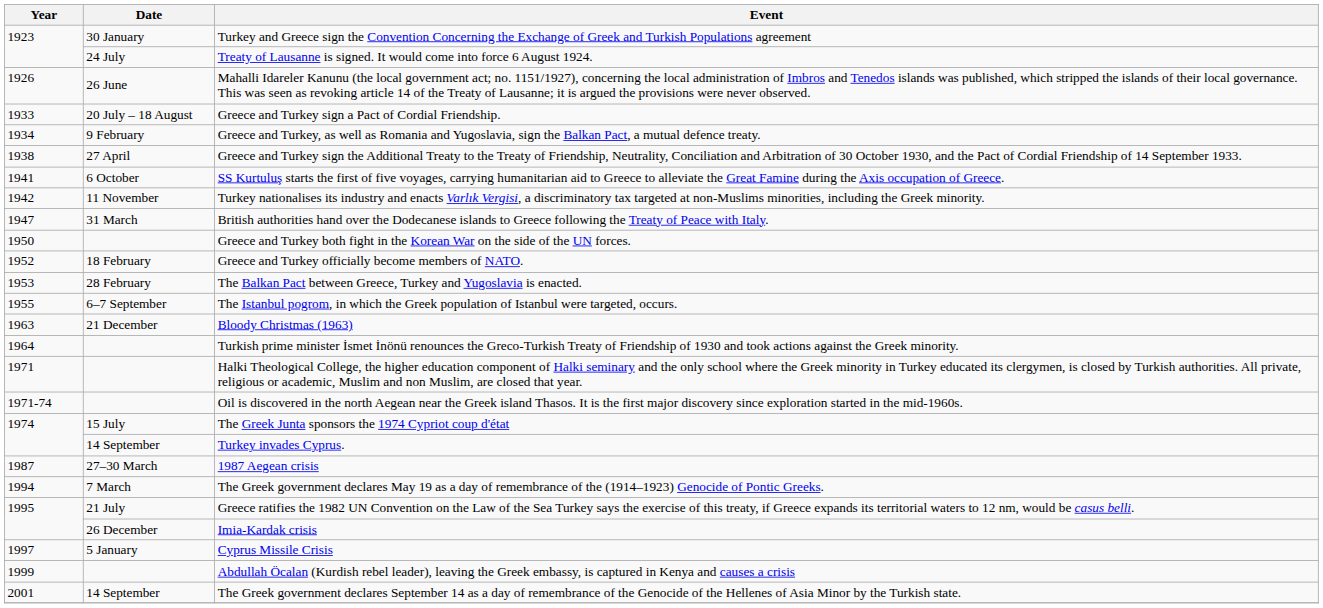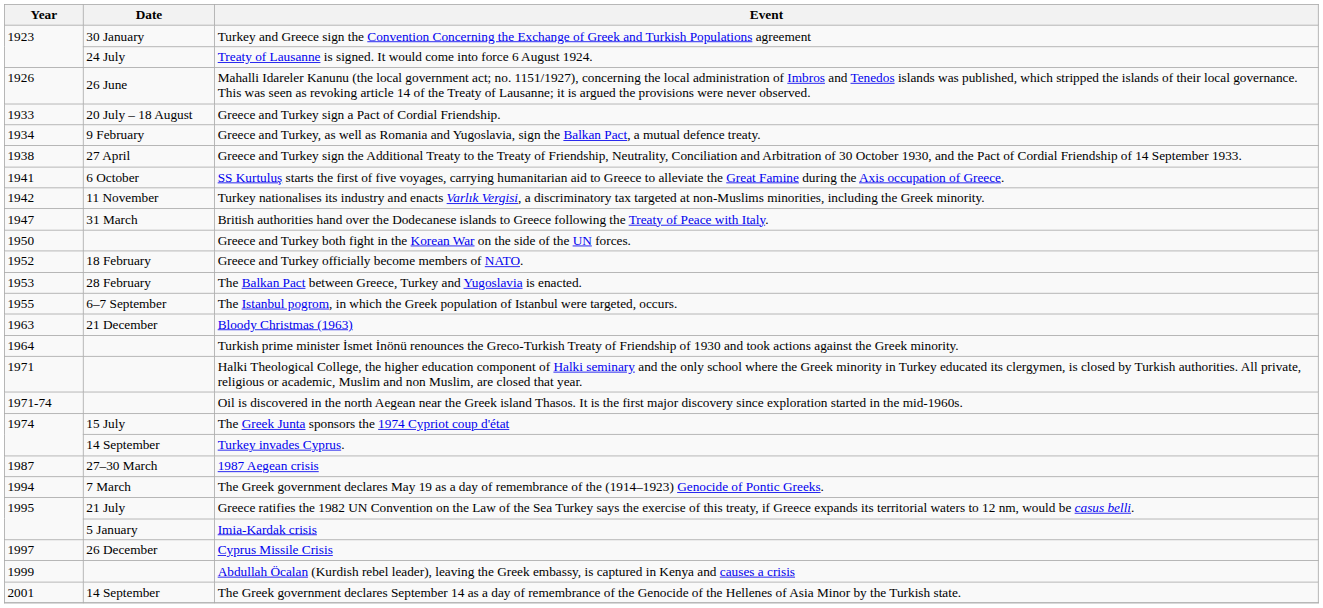(122, 529) 26 December -> (112, 529) 5 January
(112, 550) 5 January -> (122, 550) 26 December
